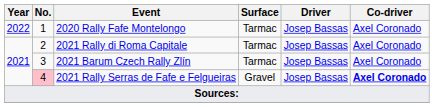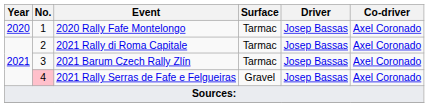(18, 28) 2022 -> (18, 28) 2020
(390, 77) bold -> (387, 77) normal
